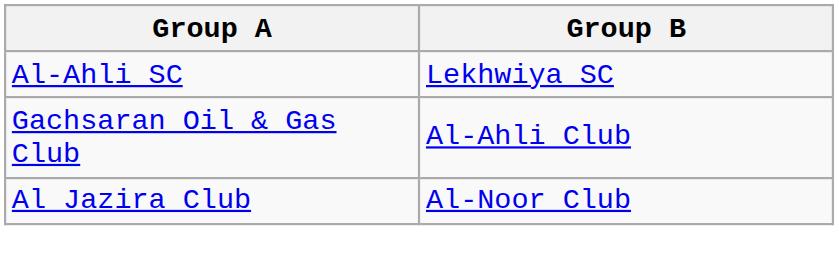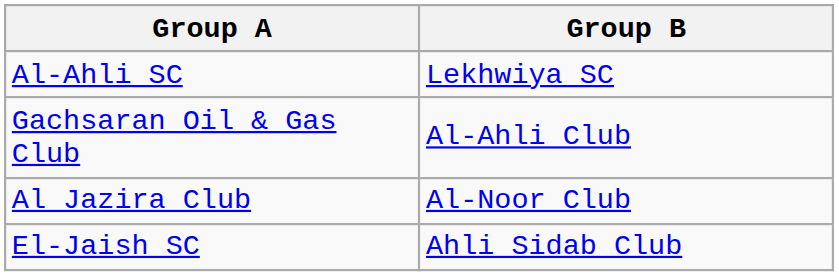+ row: (106, 247)
